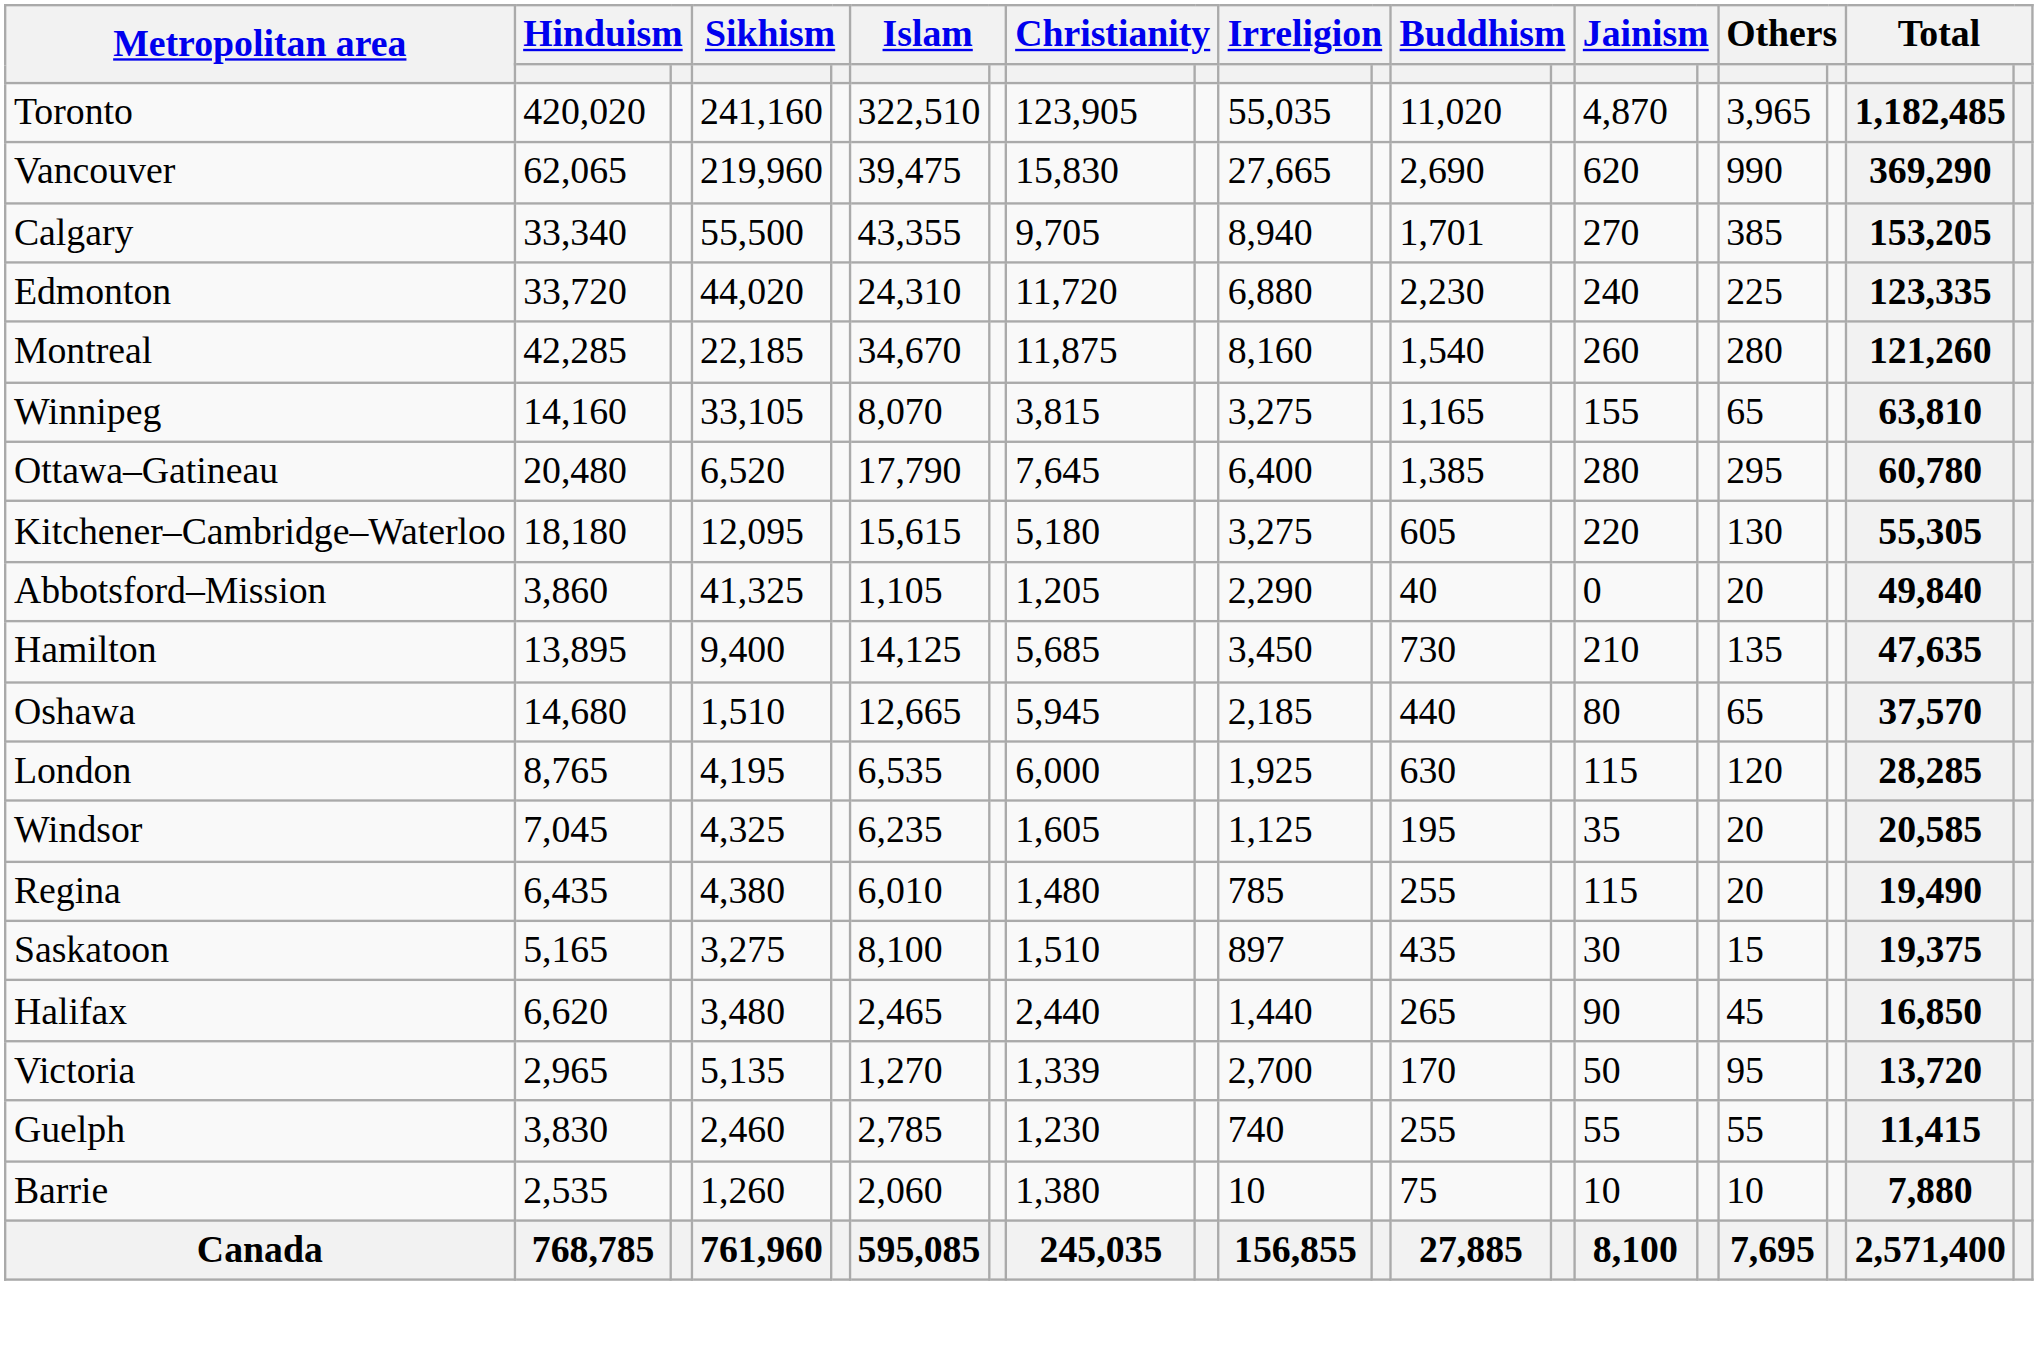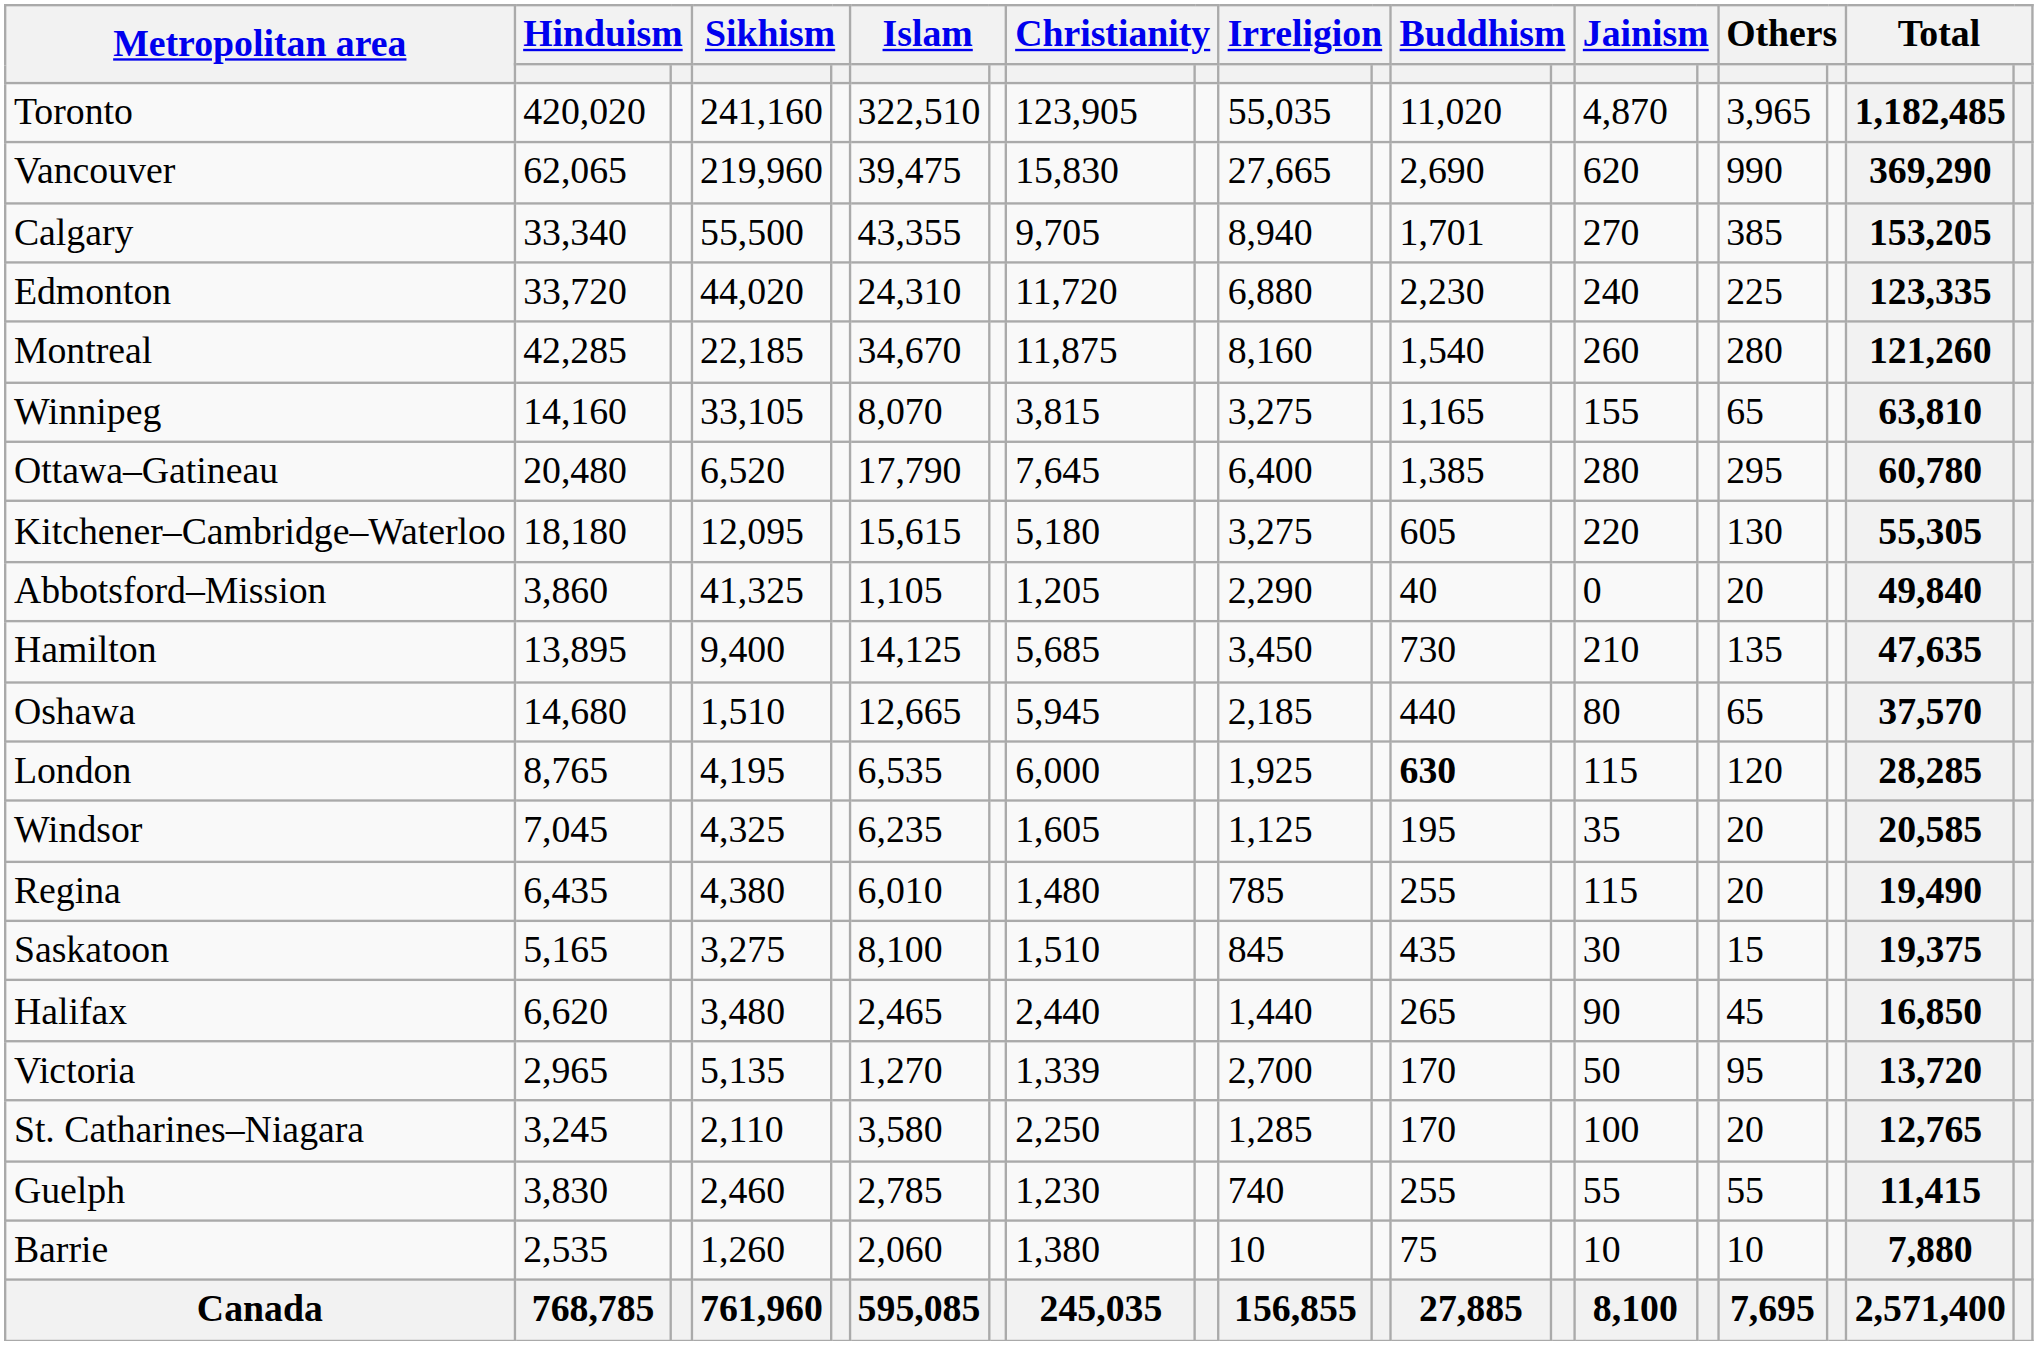(1428, 770) normal -> (1428, 770) bold
(1256, 950) 897 -> (1256, 950) 845
+ row: (189, 1129)
